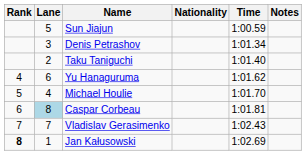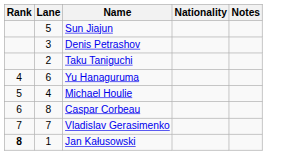- column: (249, 12)
(48, 110) lightblue background -> (48, 110) no background
